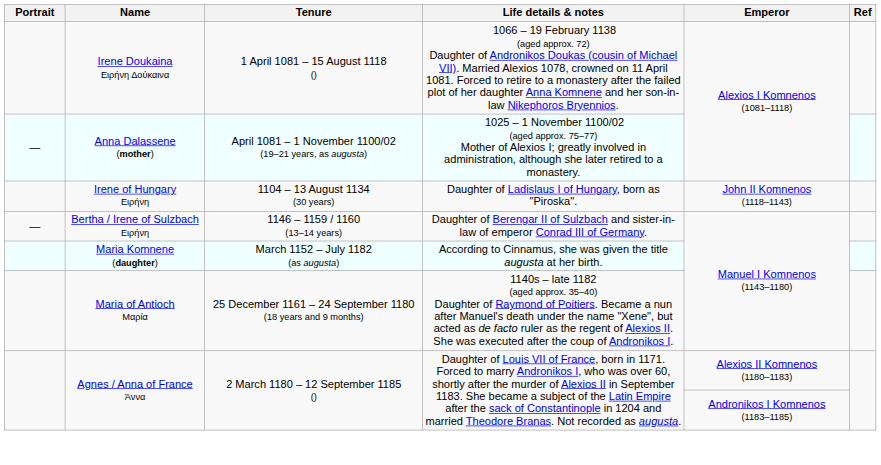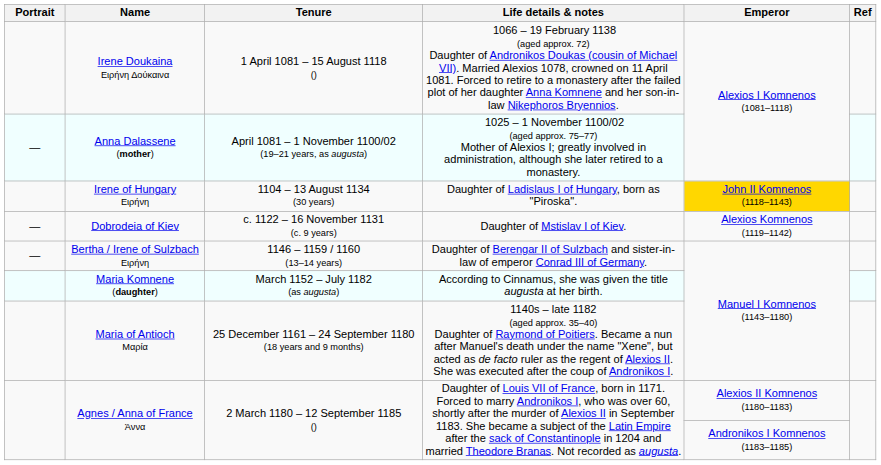(767, 196) no background -> (767, 196) gold background
+ row: (135, 226)
